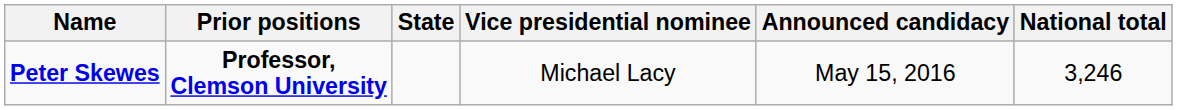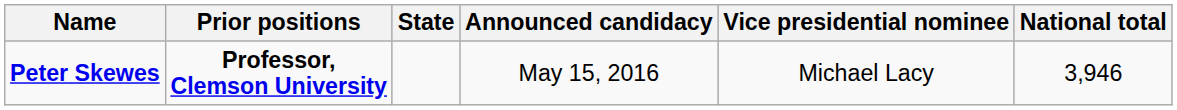columns swapped: (885, 22) <-> (608, 22)
(1093, 72) 3,246 -> (1093, 72) 3,946
